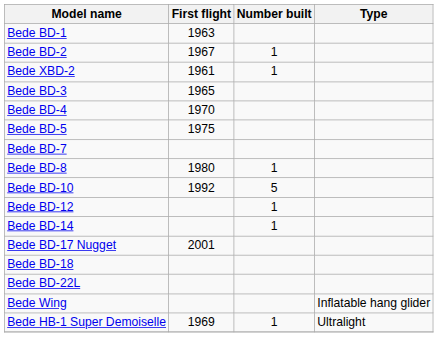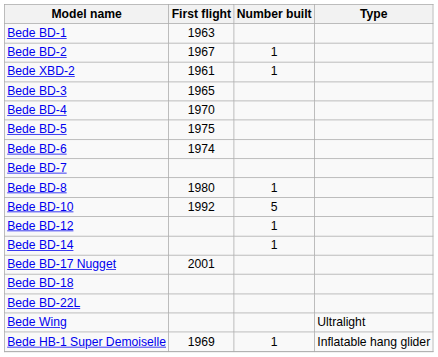+ row: (37, 149)
(374, 303) Inflatable hang glider -> (341, 322) Ultralight
(341, 322) Ultralight -> (374, 341) Inflatable hang glider
